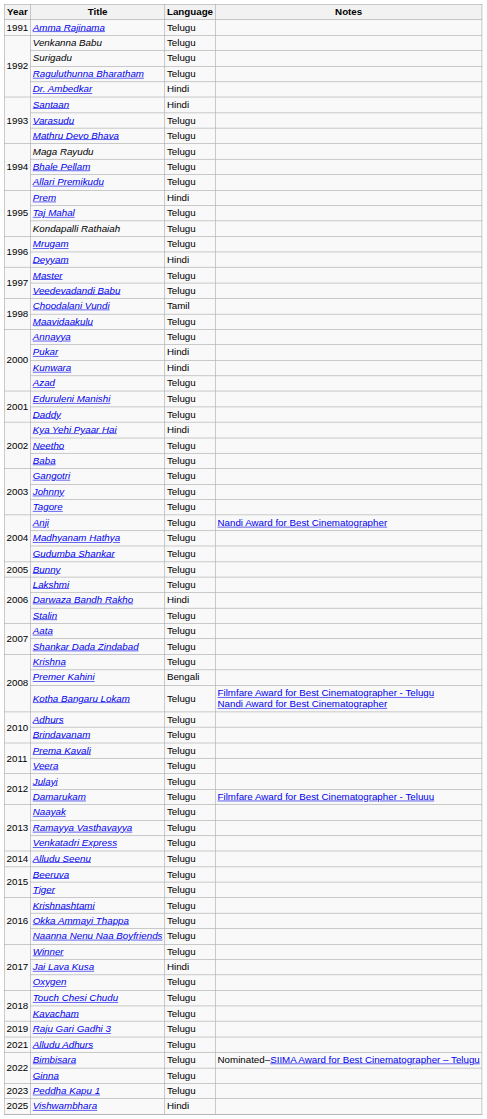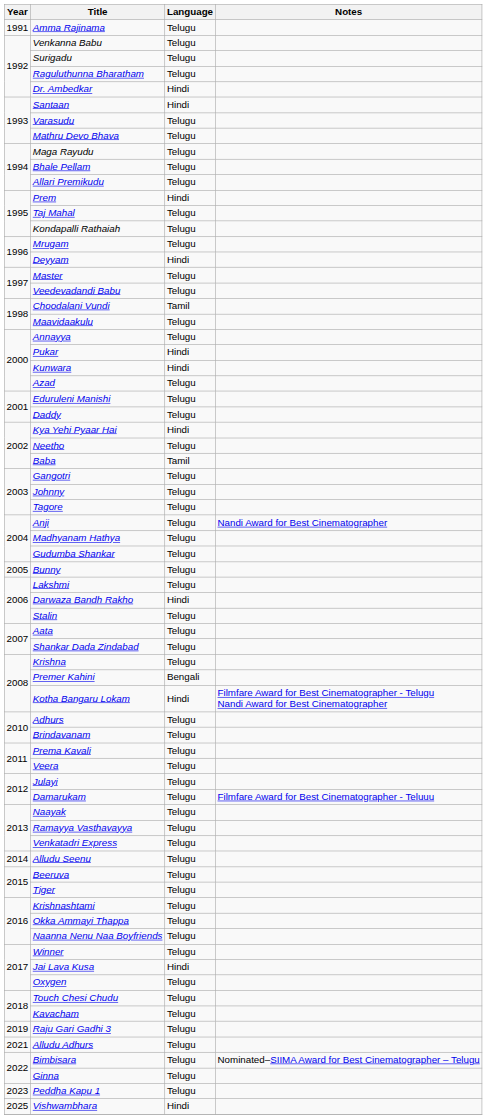(181, 461) Telugu -> (178, 461) Tamil
(181, 698) Telugu -> (178, 698) Hindi
